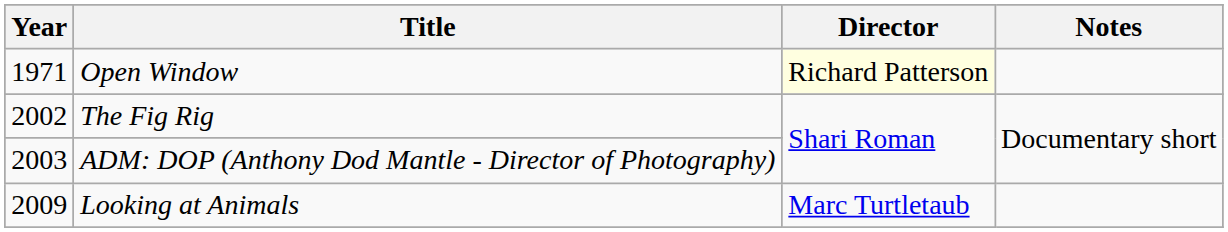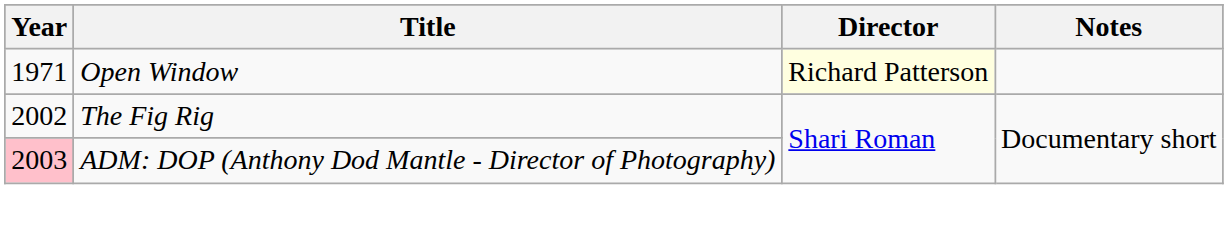(39, 159) no background -> (39, 159) pink background
- row: (190, 204)
